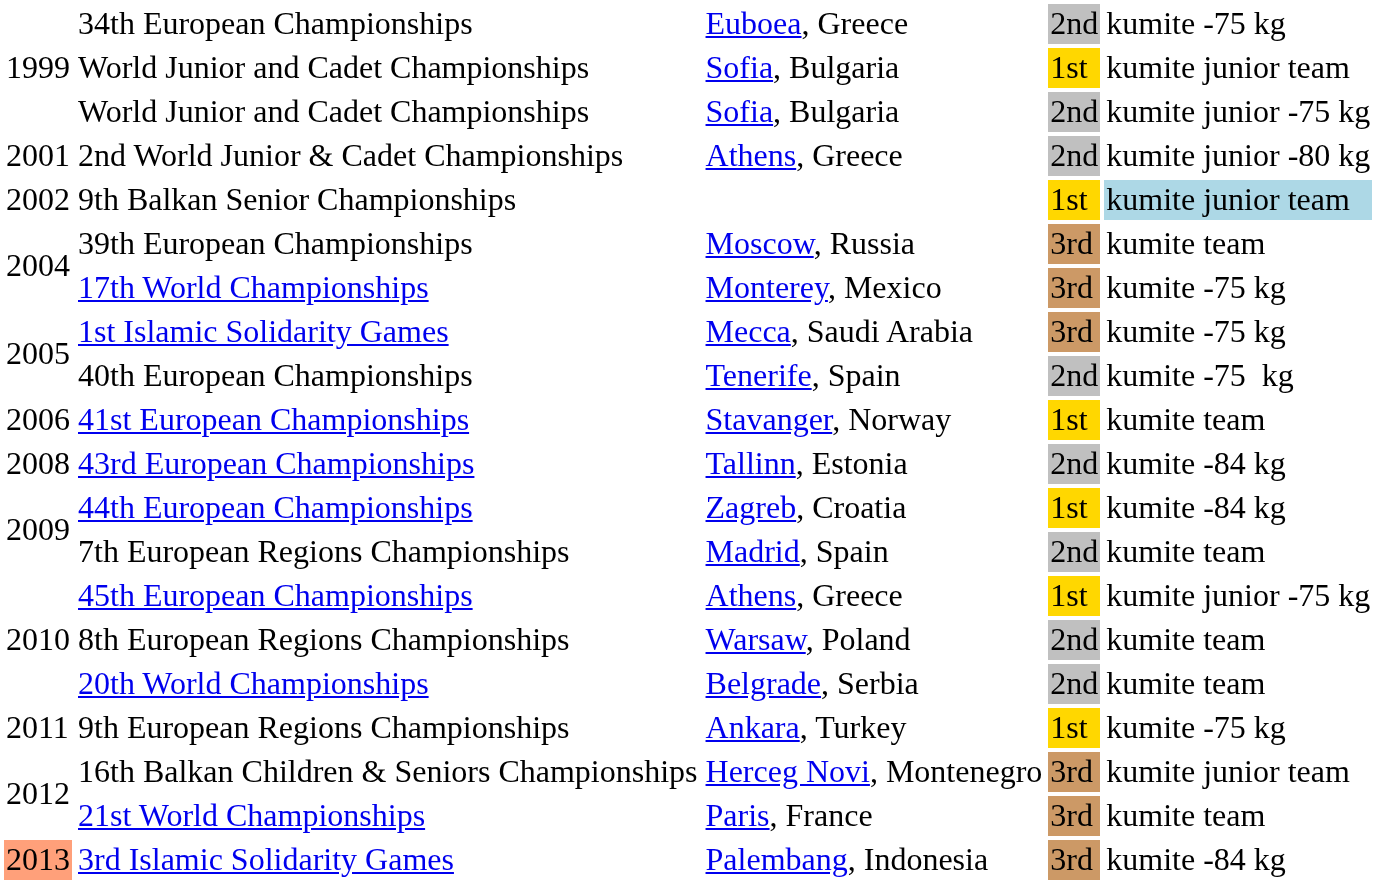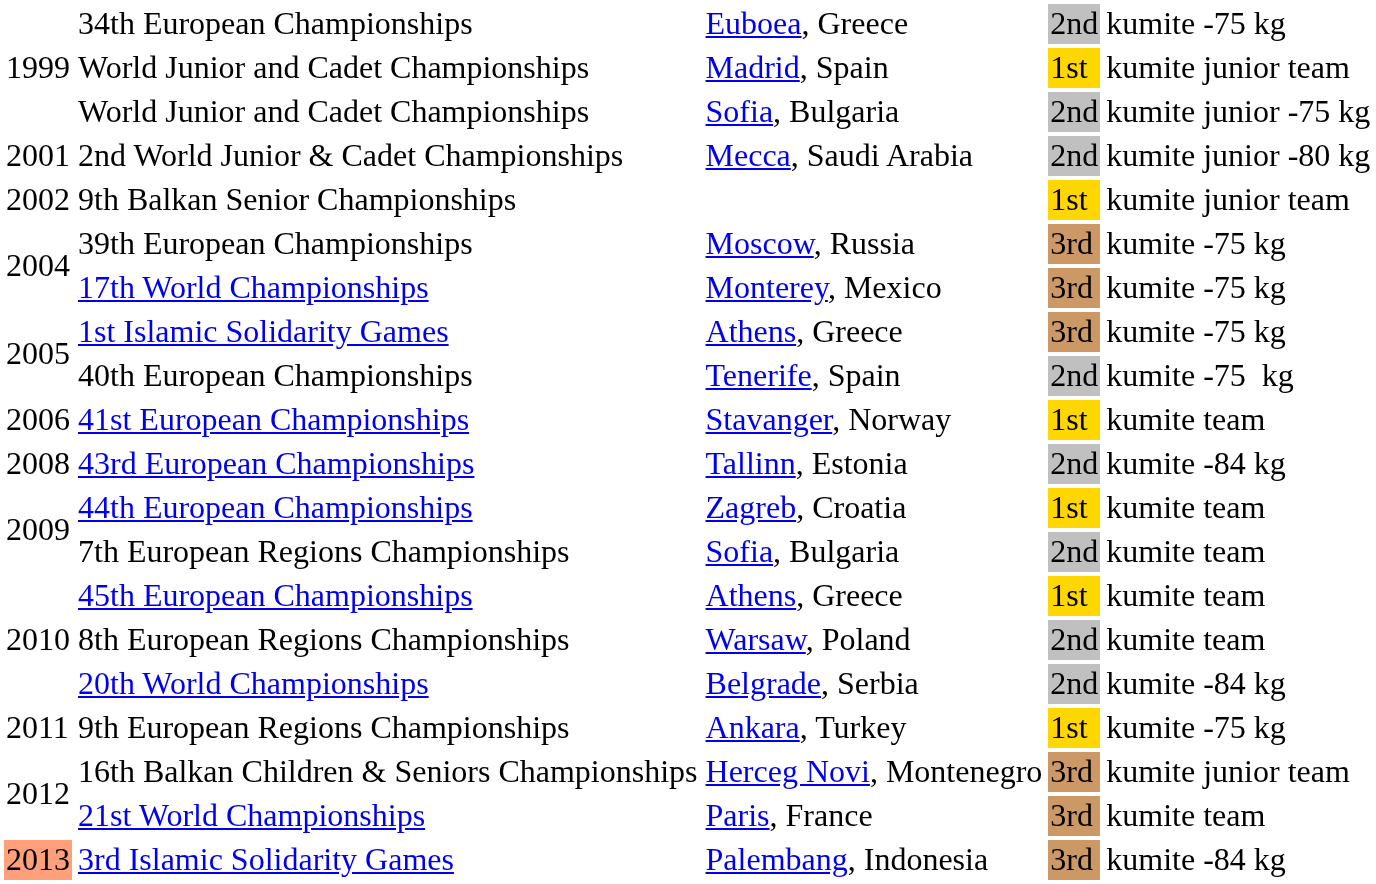(802, 67) Sofia, Bulgaria -> (797, 67) Madrid, Spain
(804, 155) Athens, Greece -> (839, 155) Mecca, Saudi Arabia
(1228, 199) lightblue background -> (1228, 199) no background
(1186, 243) kumite team -> (1196, 243) kumite -75 kg
(839, 331) Mecca, Saudi Arabia -> (804, 331) Athens, Greece
(1196, 507) kumite -84 kg -> (1186, 507) kumite team
(797, 551) Madrid, Spain -> (802, 551) Sofia, Bulgaria
(1238, 595) kumite junior -75 kg -> (1186, 595) kumite team
(1186, 683) kumite team -> (1196, 683) kumite -84 kg
